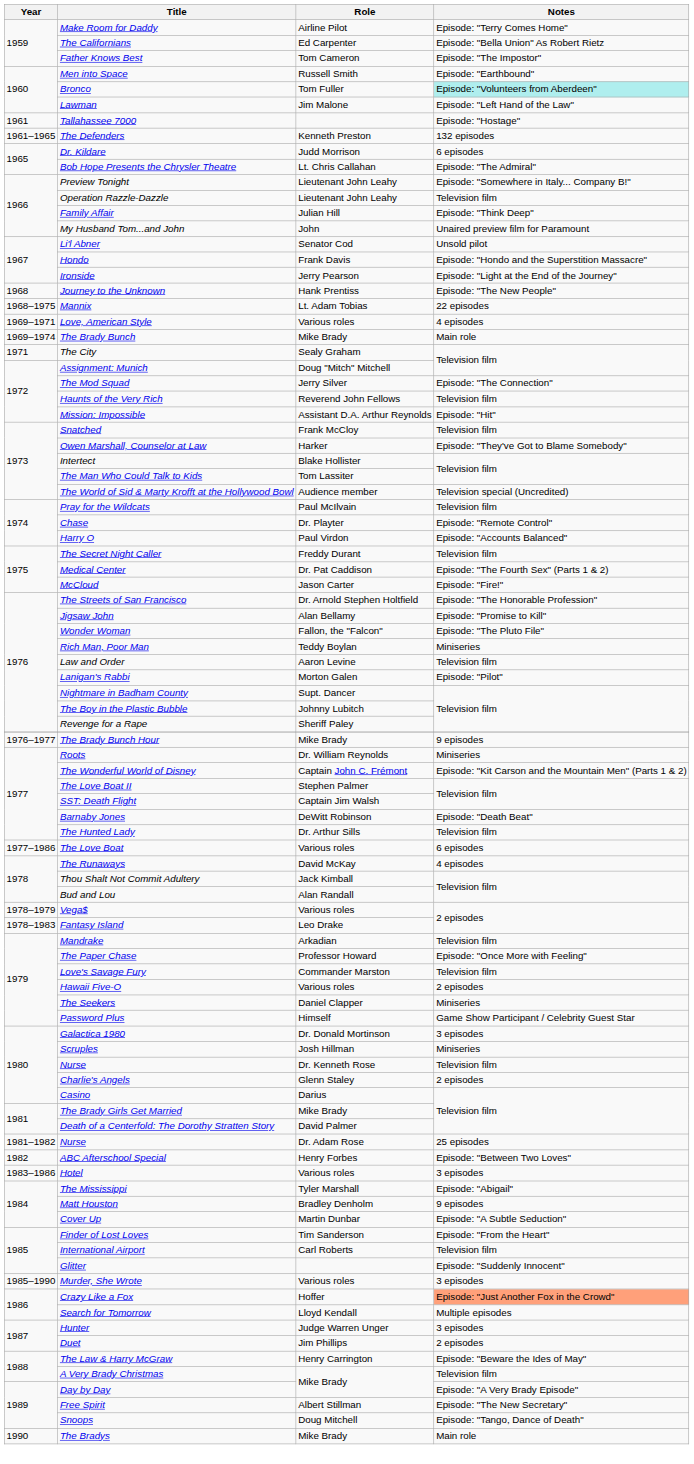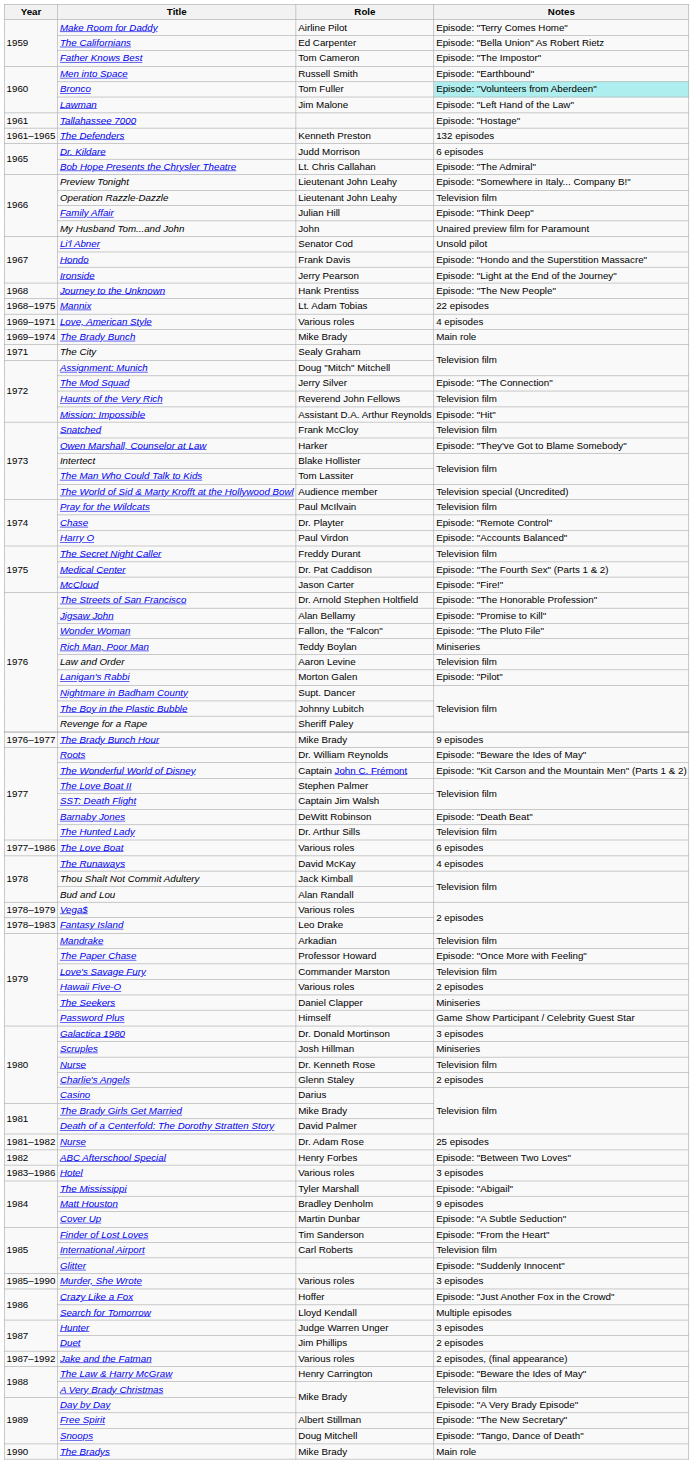(458, 755) Miniseries -> (511, 755) Episode: "Beware the Ides of May"
(525, 1296) lightsalmon background -> (525, 1296) no background
+ row: (106, 1358)
